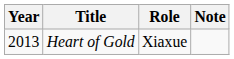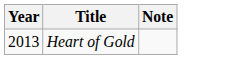- column: (165, 16)
